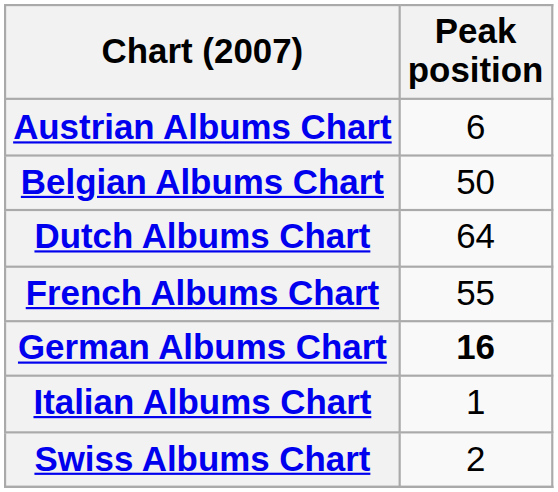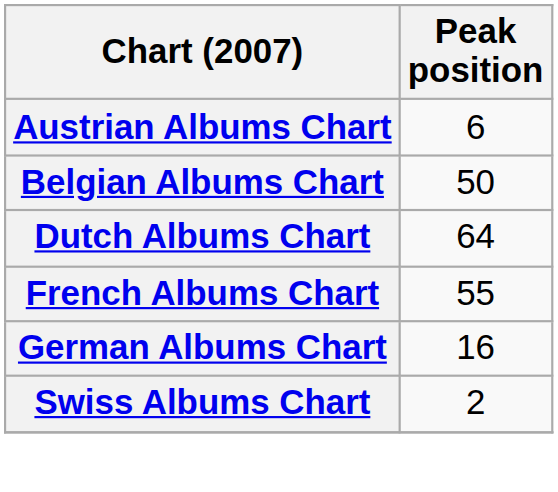(476, 347) bold -> (476, 347) normal
- row: (202, 403)
